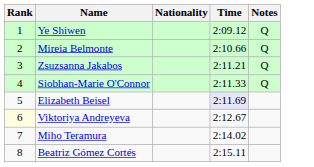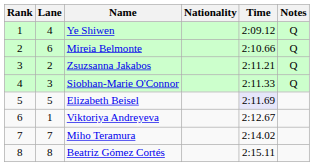+ column: (50, 13)
(20, 118) lightyellow background -> (20, 118) no background
